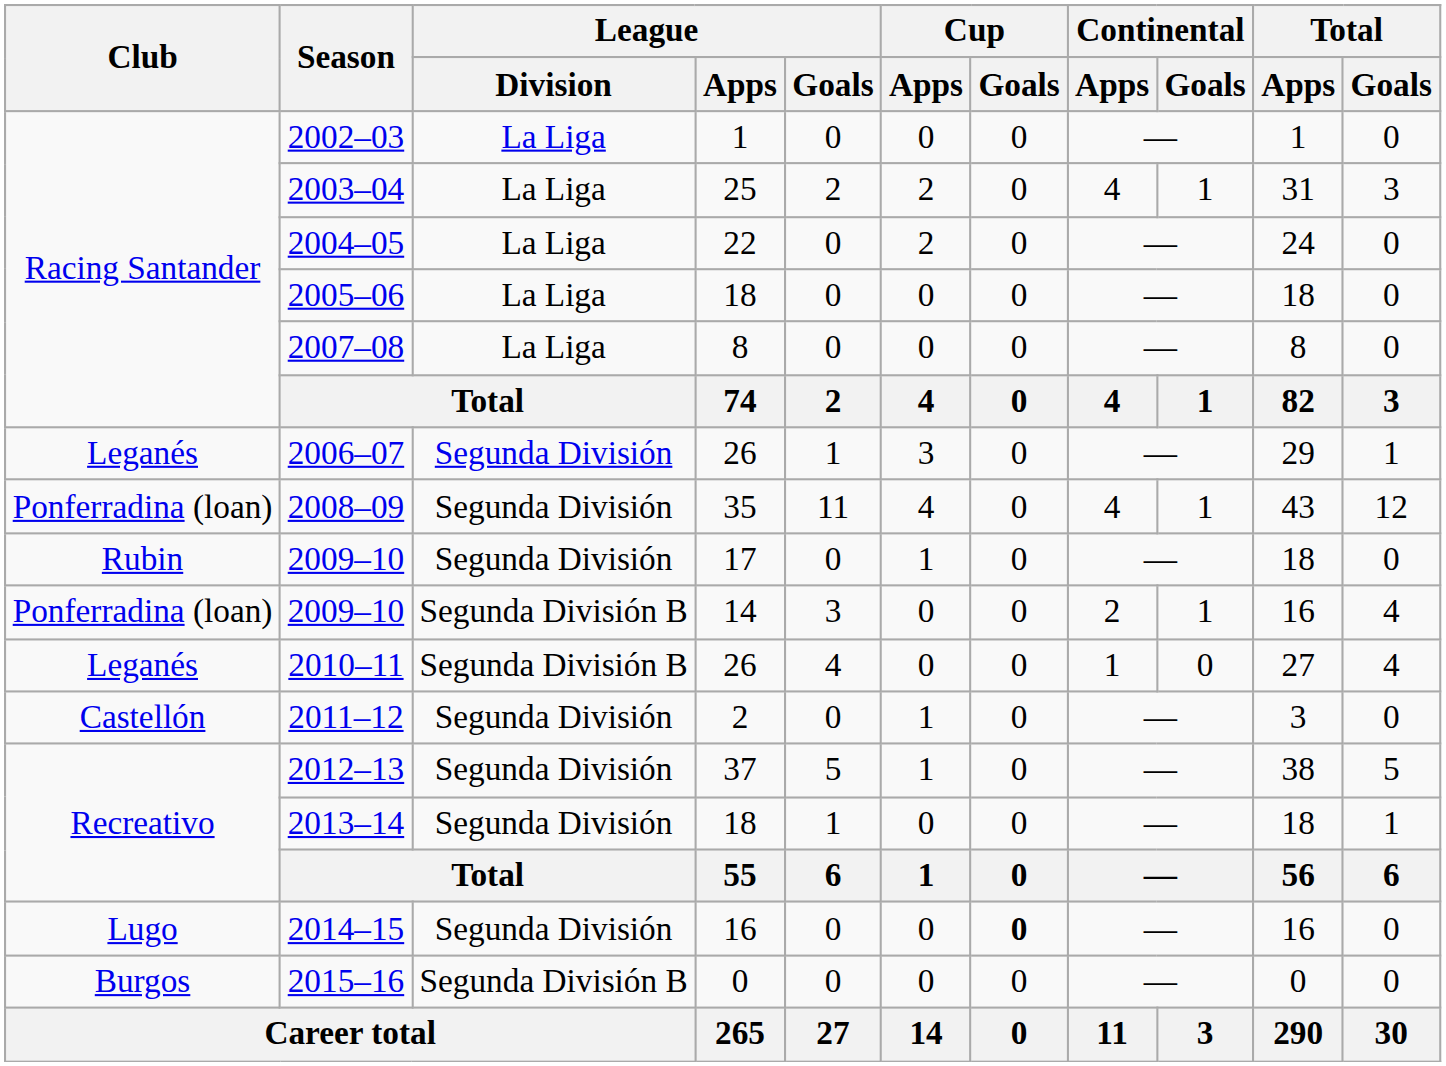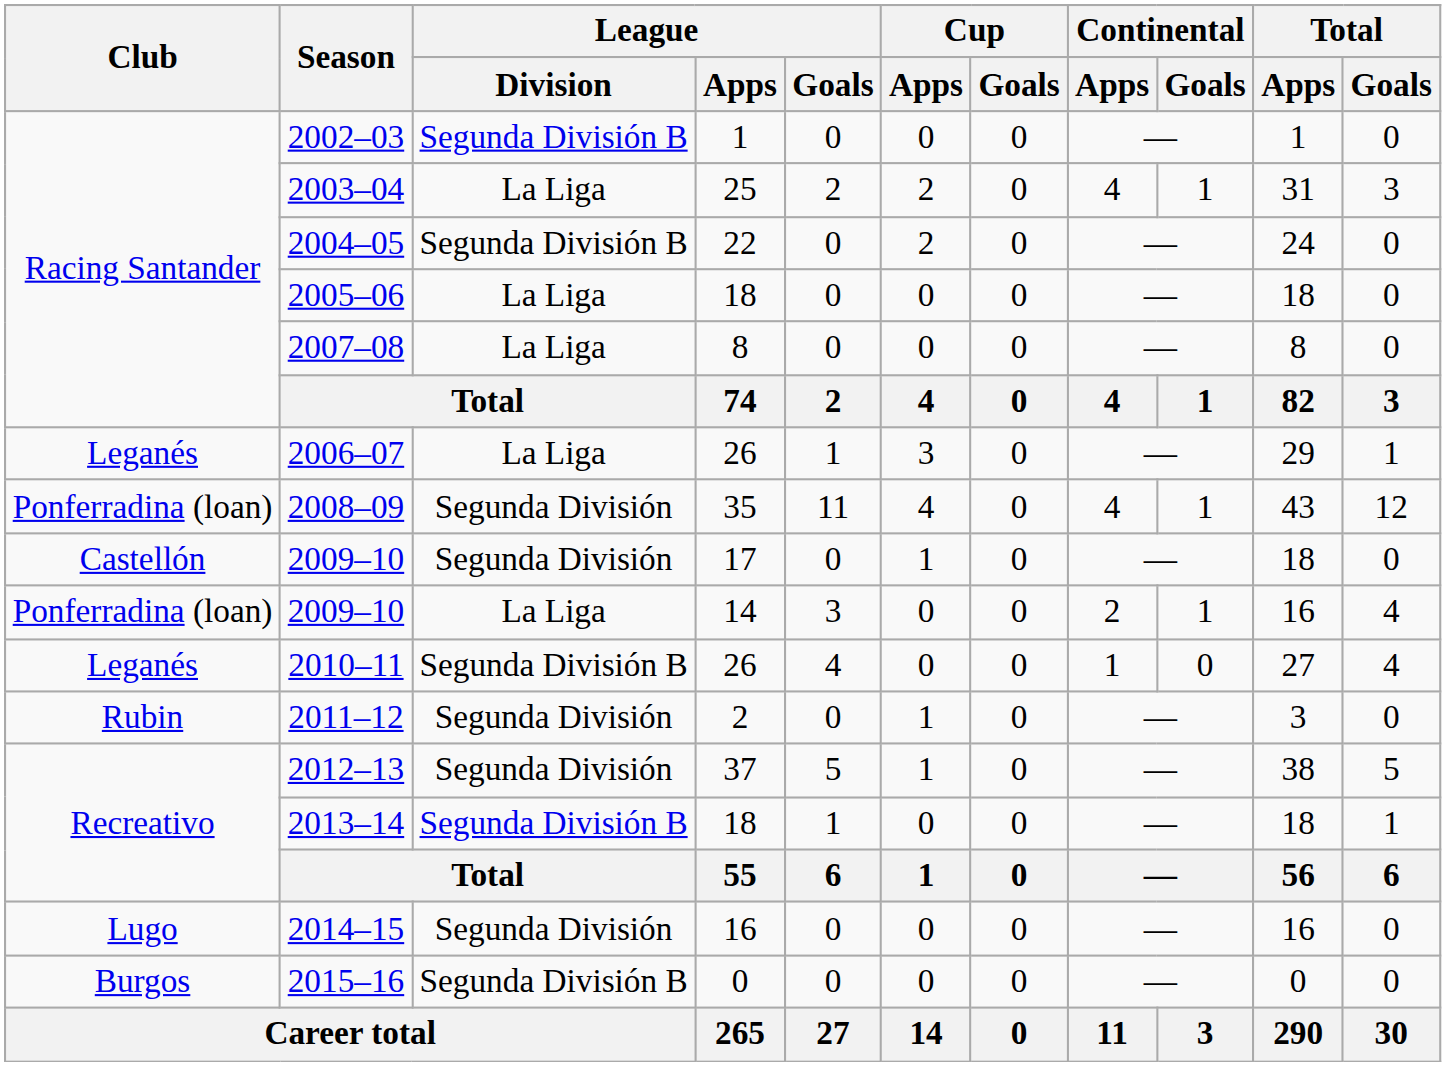(554, 136) La Liga -> (554, 136) Segunda División B
(554, 242) La Liga -> (554, 242) Segunda División B
(554, 453) Segunda División -> (554, 453) La Liga
(143, 558) Rubin -> (143, 558) Castellón
(554, 611) Segunda División B -> (554, 611) La Liga
(143, 717) Castellón -> (143, 717) Rubin
(554, 822) Segunda División -> (554, 822) Segunda División B
(1019, 928) bold -> (1019, 928) normal
